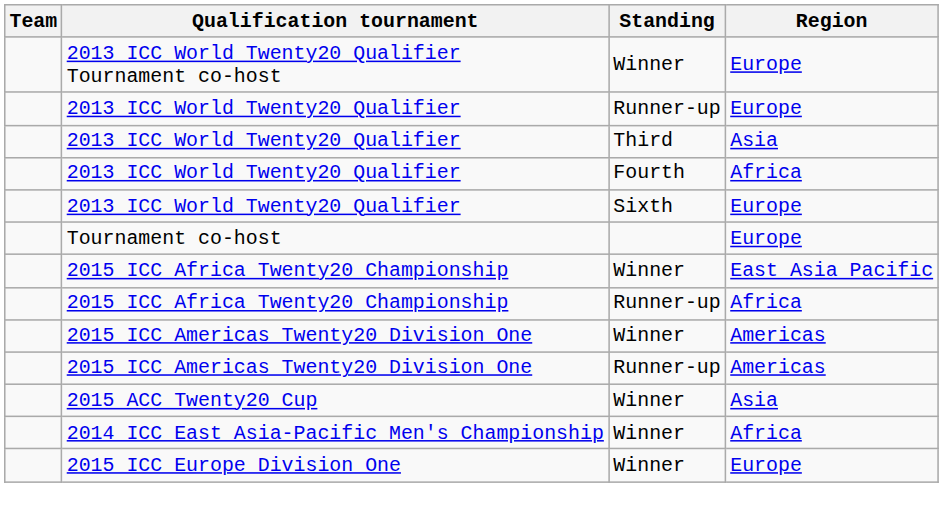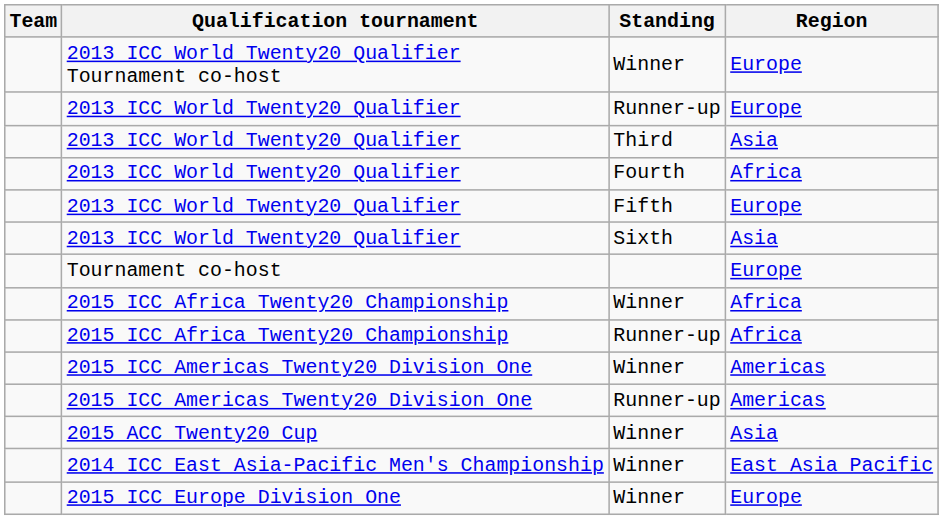+ row: (264, 206)
(766, 206) Europe -> (754, 238) Asia
(832, 271) East Asia Pacific -> (766, 303) Africa
(766, 433) Africa -> (832, 465) East Asia Pacific
